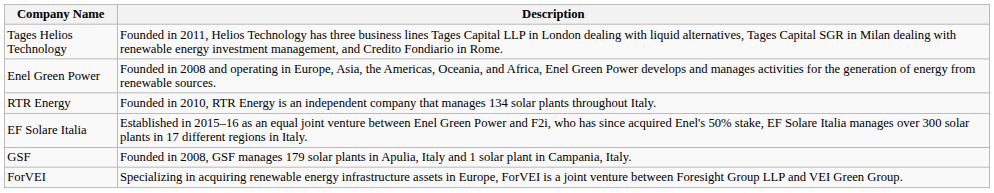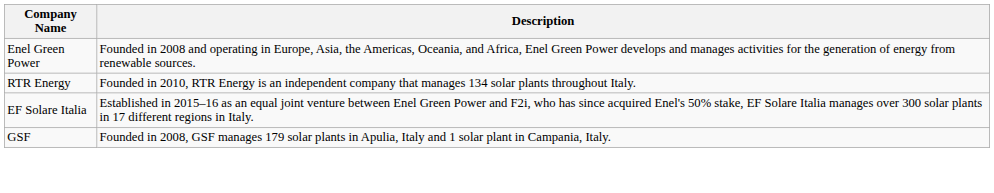- row: (40, 41)
- row: (27, 177)
